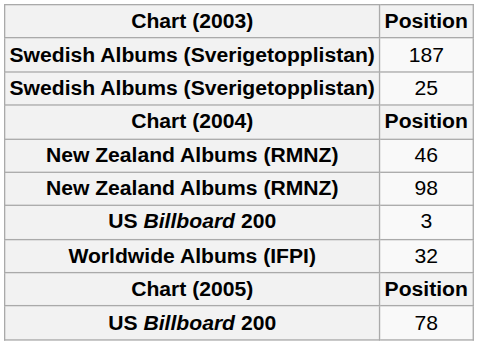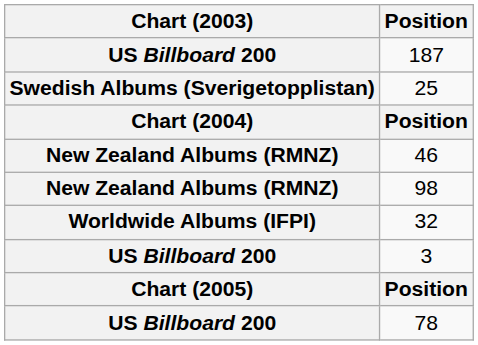(192, 54) Swedish Albums (Sverigetopplistan) -> (192, 54) US Billboard 200
rows swapped: (426, 222) <-> (426, 255)
